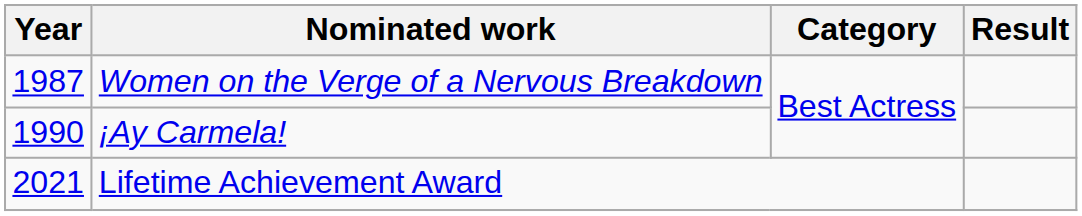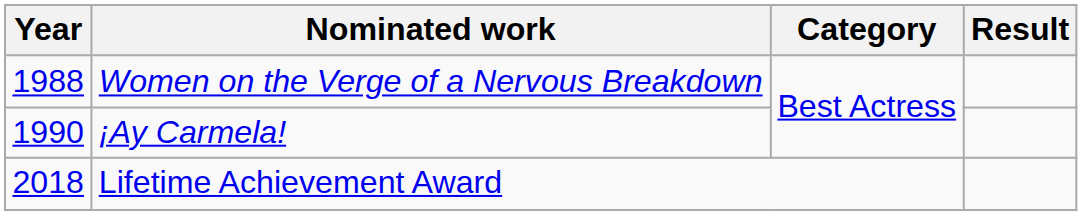(48, 81) 1987 -> (48, 81) 1988
(48, 183) 2021 -> (48, 183) 2018
